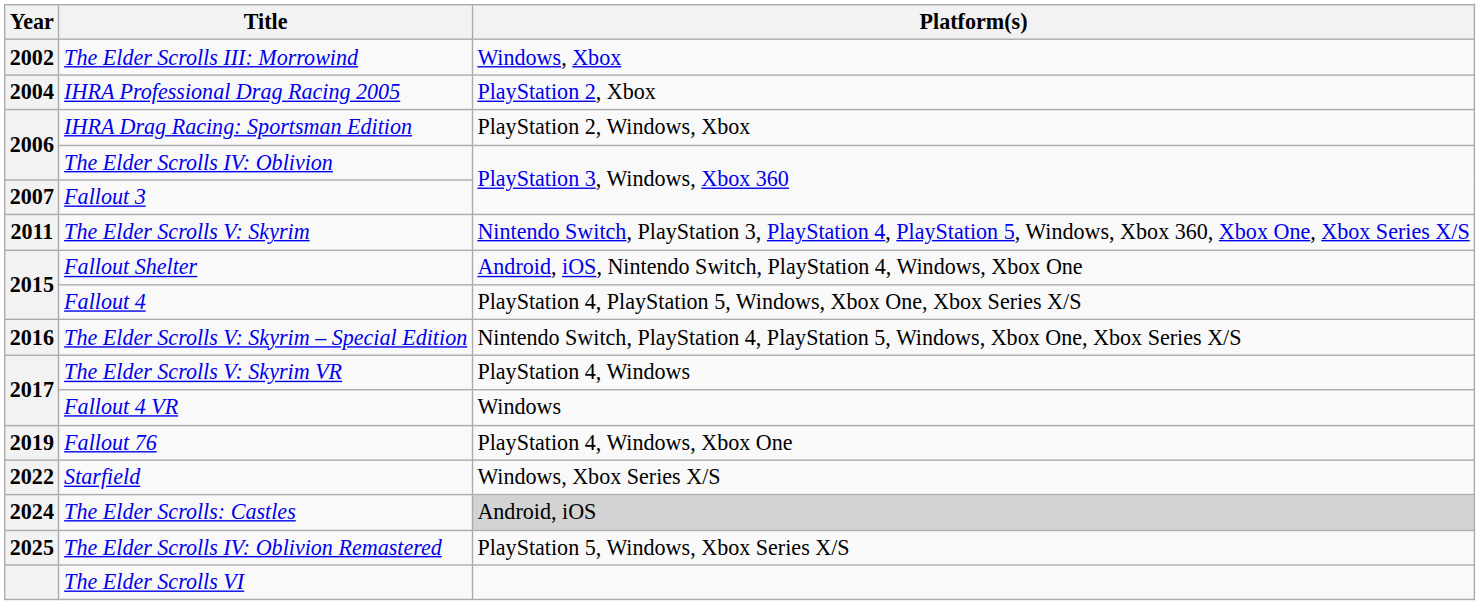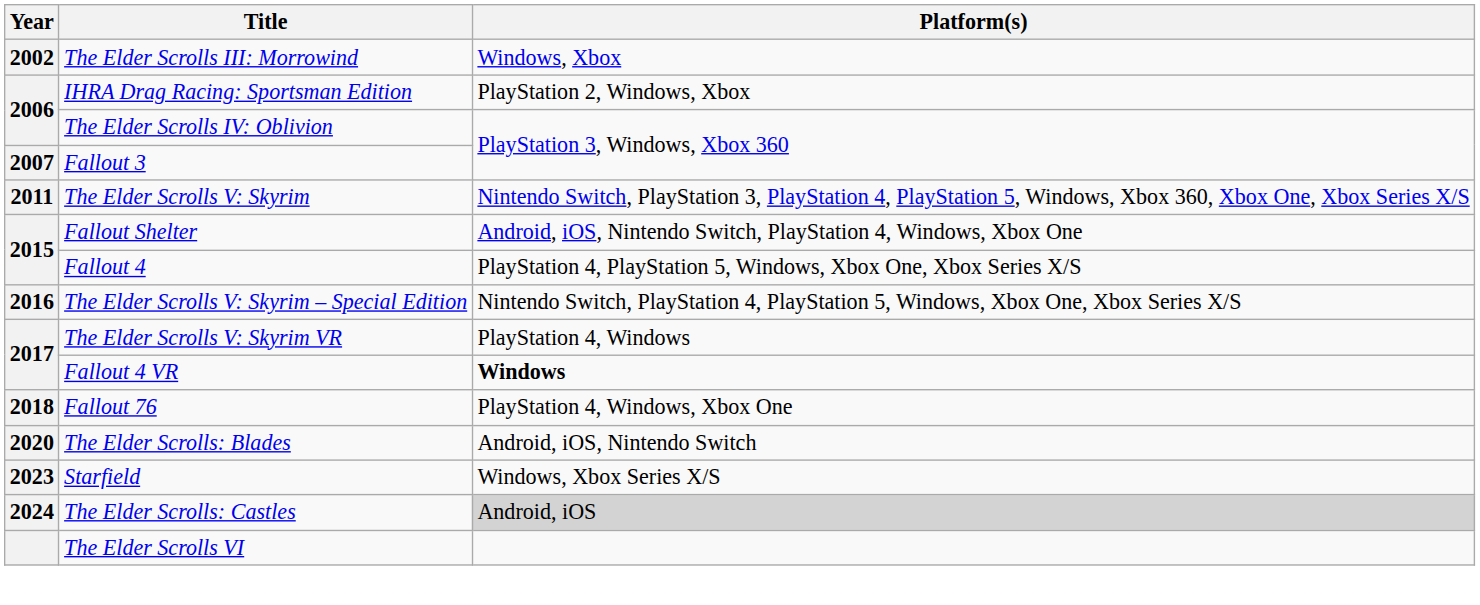- row: (232, 92)
(519, 407) normal -> (521, 372) bold
(32, 442) 2019 -> (32, 407) 2018
+ row: (177, 442)
(32, 477) 2022 -> (32, 477) 2023
- row: (253, 547)
